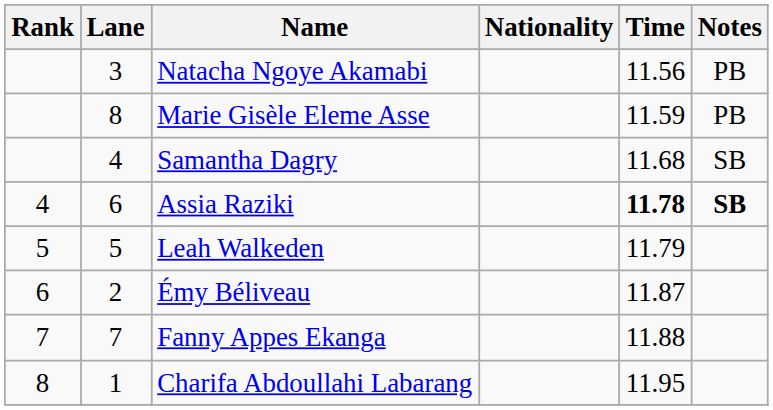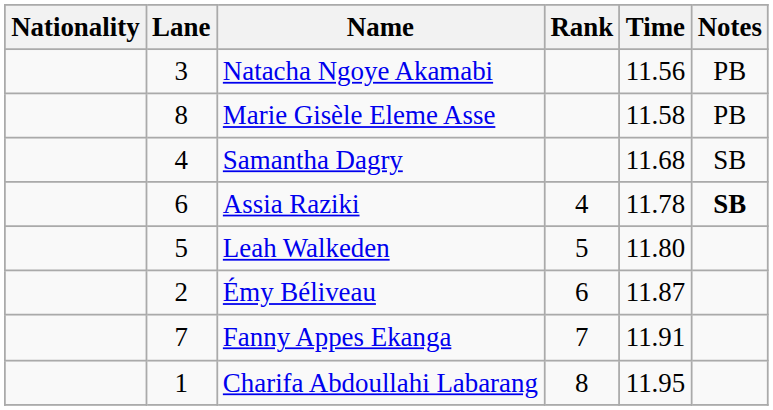columns swapped: (43, 26) <-> (549, 26)
(655, 115) 11.59 -> (655, 115) 11.58
(655, 204) bold -> (655, 204) normal
(655, 248) 11.79 -> (655, 248) 11.80
(655, 337) 11.88 -> (655, 337) 11.91
